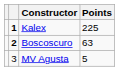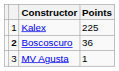(14, 27) bold -> (14, 27) normal
(87, 43) 63 -> (87, 43) 36
(85, 58) 5 -> (85, 58) 1
